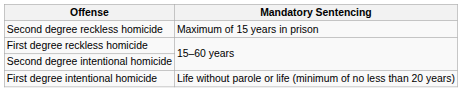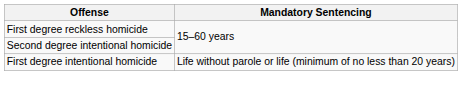- row: (85, 29)
